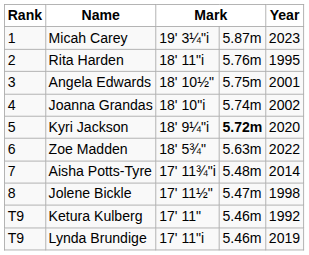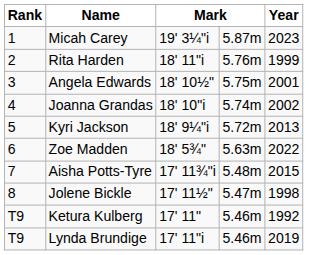(285, 60) 1995 -> (284, 60) 1999
(242, 127) bold -> (242, 127) normal
(285, 127) 2020 -> (284, 127) 2013
(285, 171) 2014 -> (284, 171) 2015
